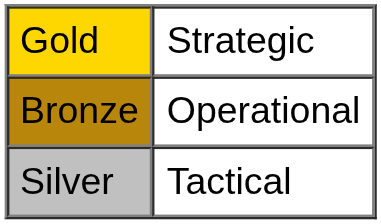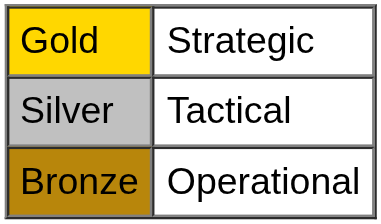rows swapped: (67, 181) <-> (79, 110)
